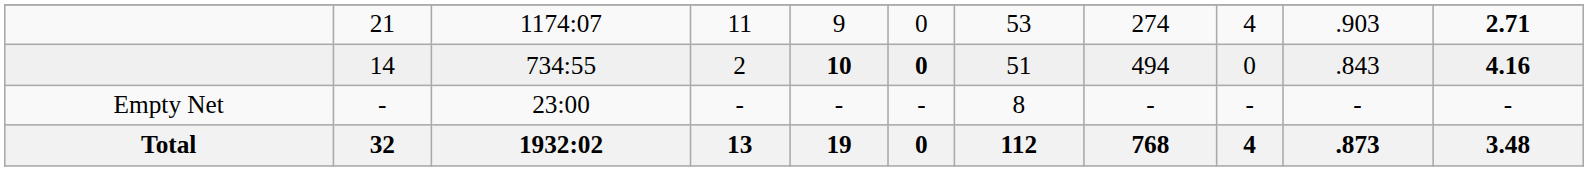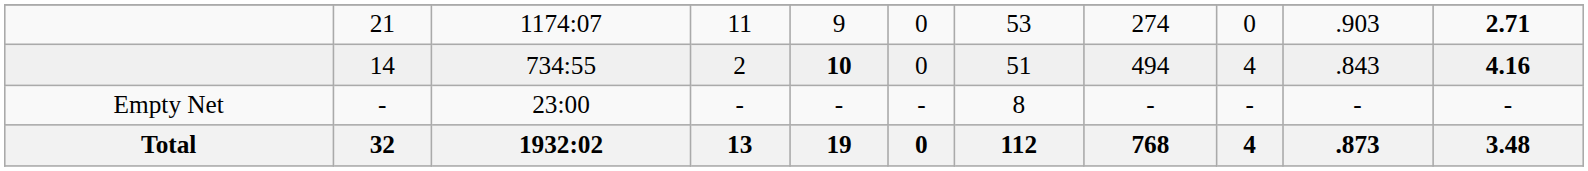(1250, 24) 4 -> (1250, 24) 0
(921, 64) bold -> (921, 64) normal
(1250, 64) 0 -> (1250, 64) 4
